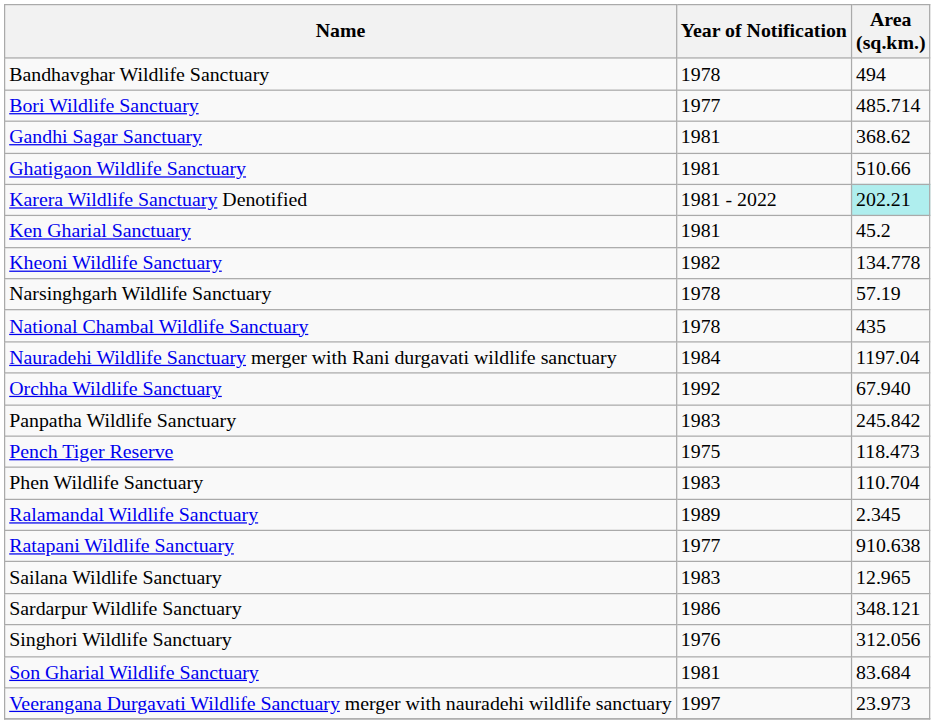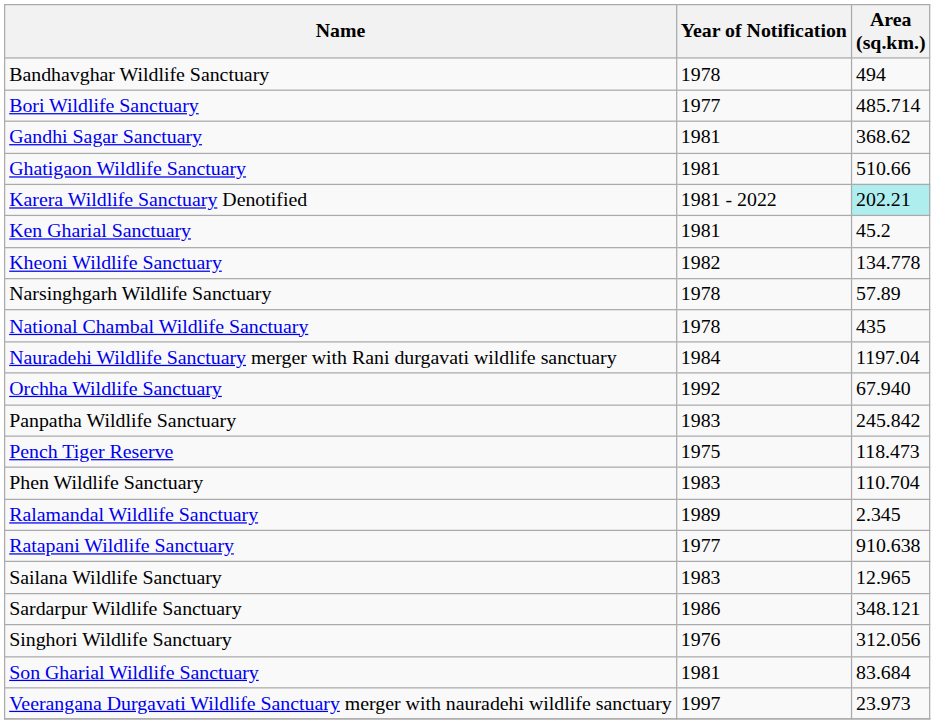(878, 294) 57.19 -> (878, 294) 57.89
